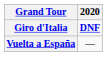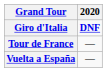+ row: (41, 43)
